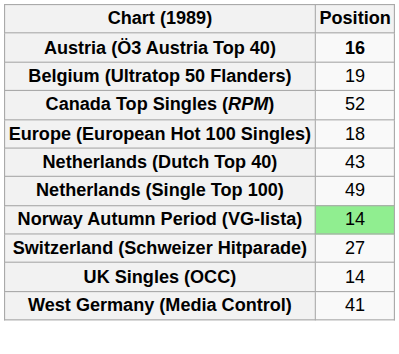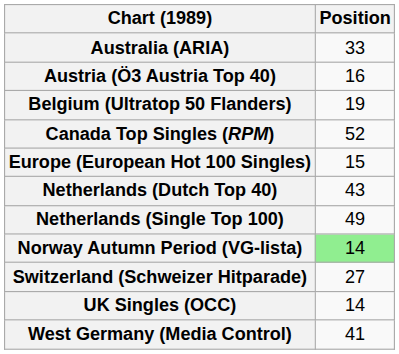+ row: (160, 47)
(355, 47) bold -> (355, 76) normal
(355, 133) 18 -> (355, 162) 15
